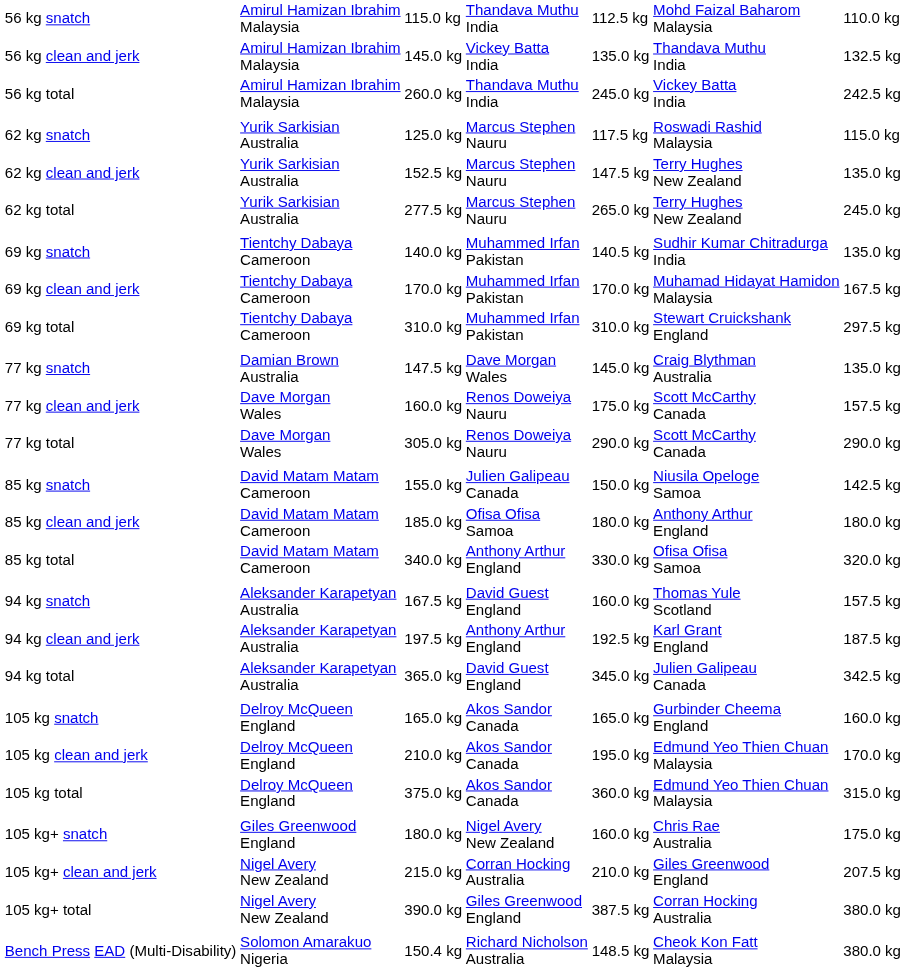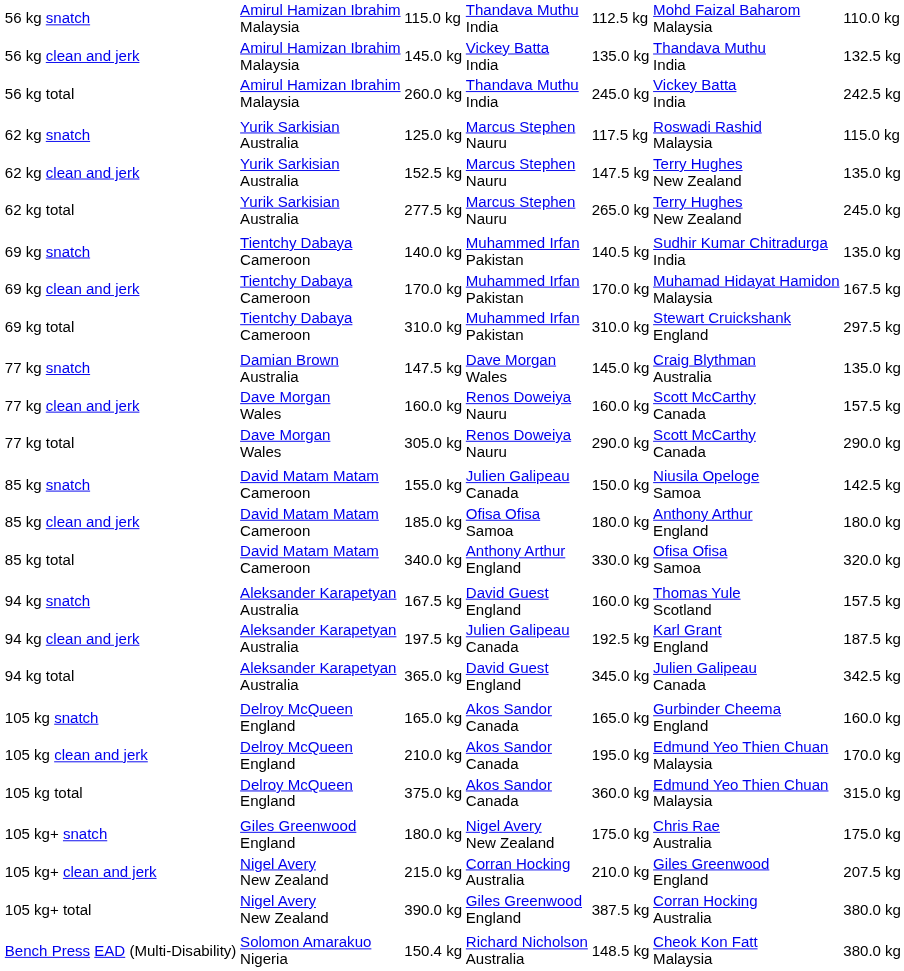(620, 406) 175.0 kg -> (620, 406) 160.0 kg
(516, 639) Anthony Arthur England -> (518, 639) Julien Galipeau Canada
(620, 834) 160.0 kg -> (620, 834) 175.0 kg
